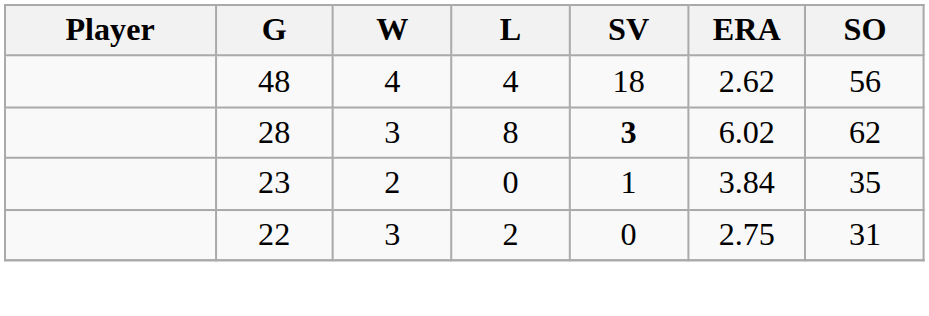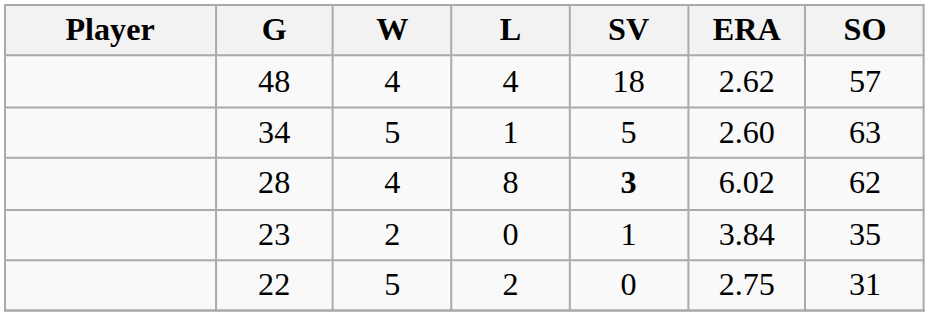(865, 81) 56 -> (865, 81) 57
+ row: (274, 132)
(392, 132) 3 -> (392, 183) 4
(392, 234) 3 -> (392, 285) 5
